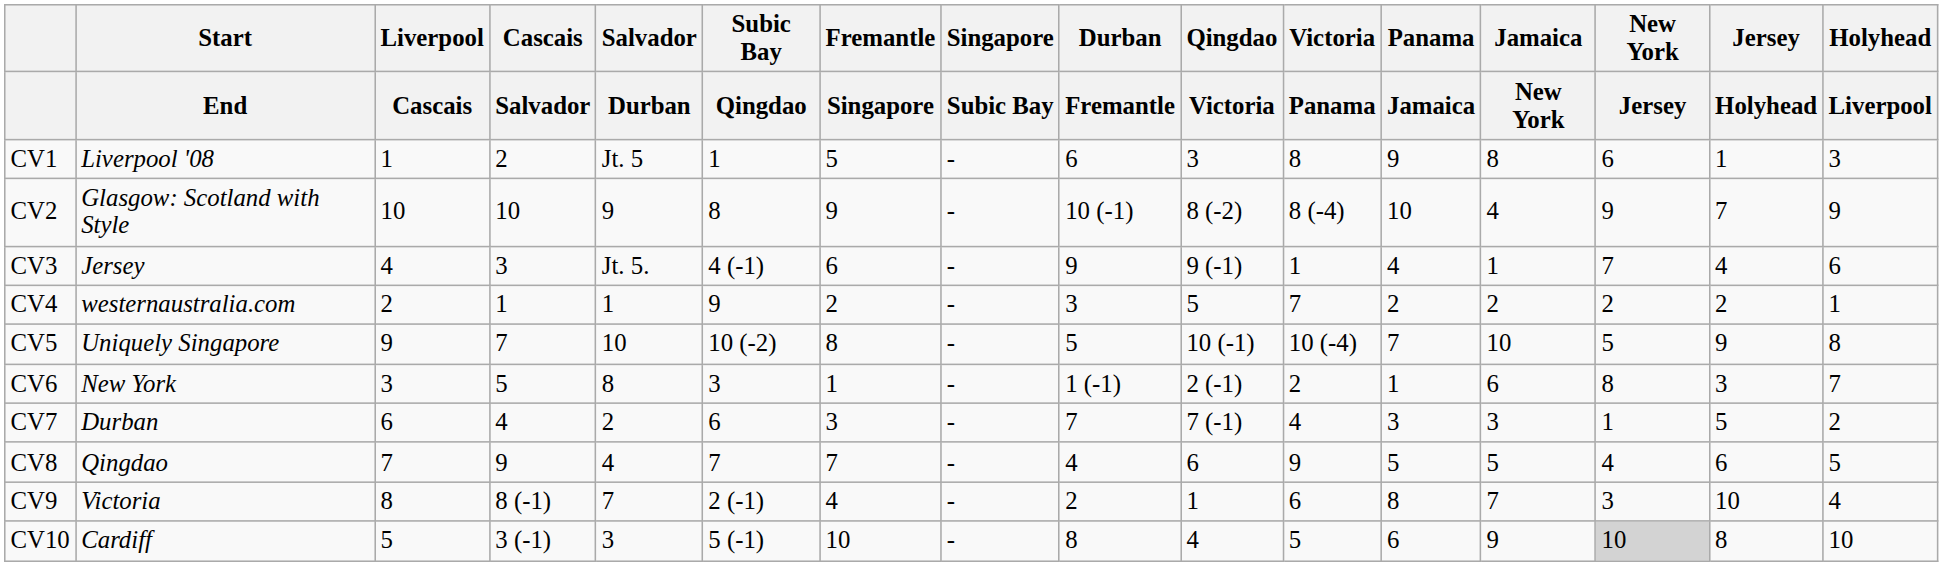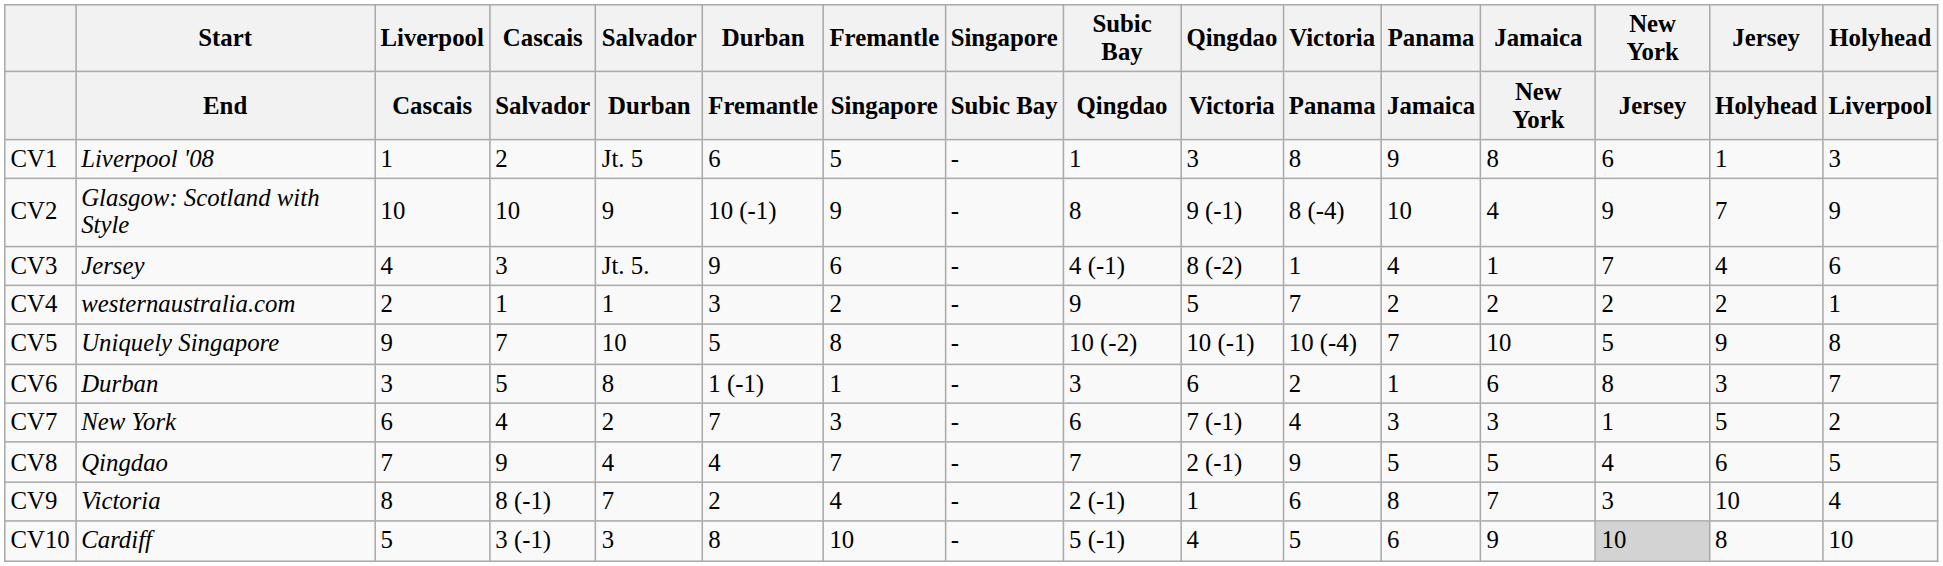columns swapped: (1120, 105) <-> (761, 105)
(1214, 211) 8 (-2) -> (1214, 211) 9 (-1)
(1214, 265) 9 (-1) -> (1214, 265) 8 (-2)
(129, 383) New York -> (120, 383) Durban
(1214, 383) 2 (-1) -> (1193, 383) 6
(120, 422) Durban -> (129, 422) New York
(1193, 461) 6 -> (1214, 461) 2 (-1)
